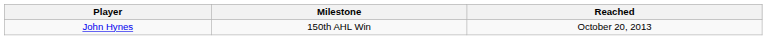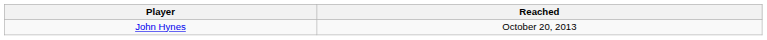- column: (339, 12)
